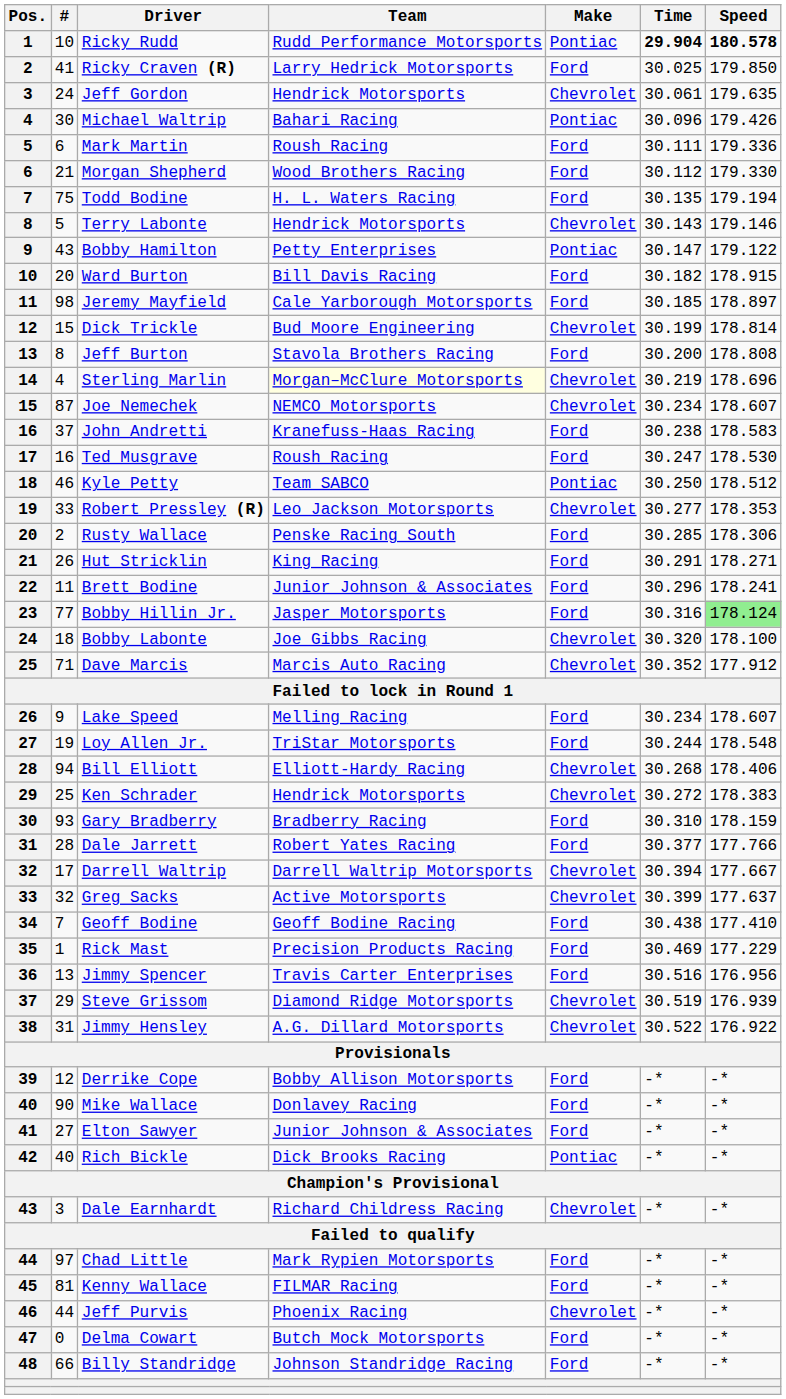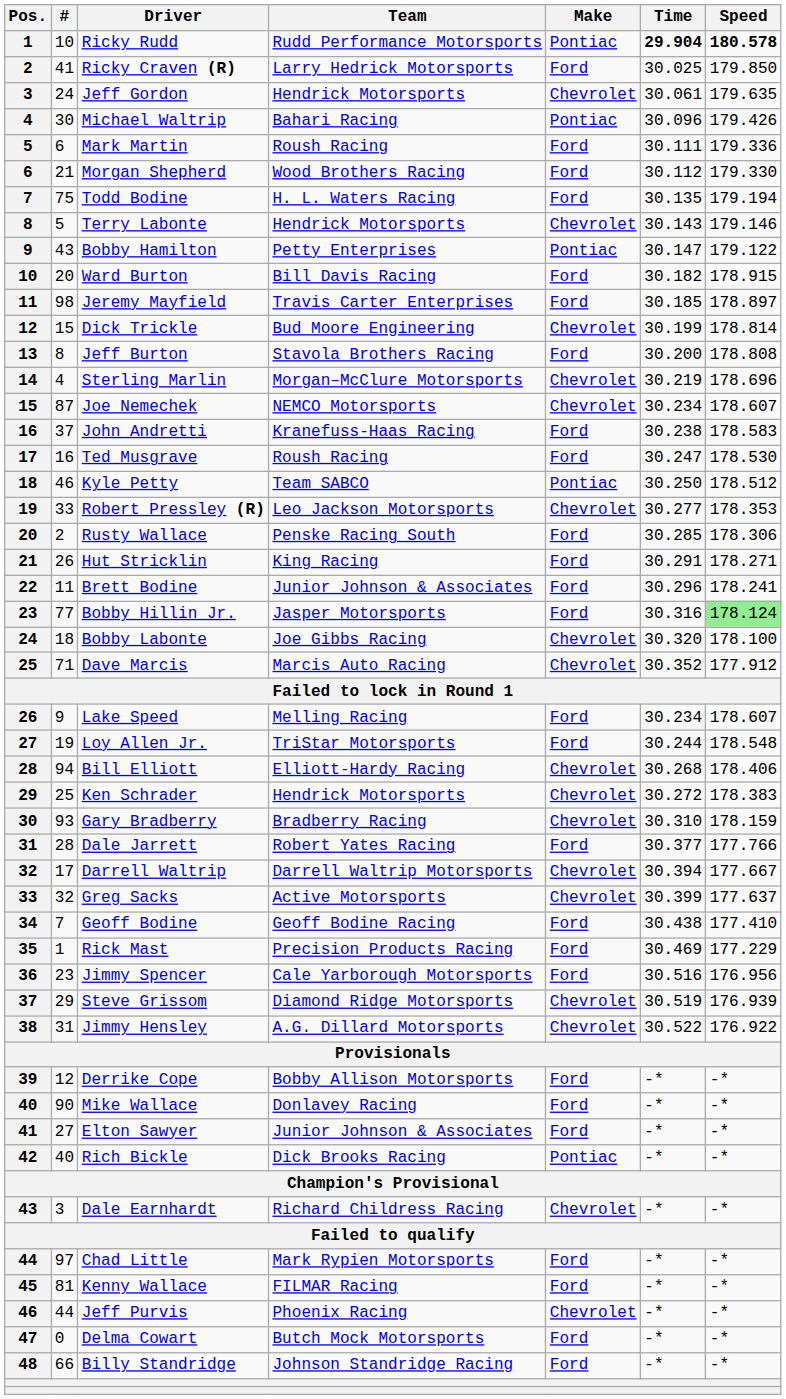(403, 303) Cale Yarborough Motorsports -> (393, 303) Travis Carter Enterprises
(398, 381) lightyellow background -> (398, 381) no background
(569, 821) Ford -> (593, 821) Chevrolet
(64, 977) 13 -> (64, 977) 23
(393, 977) Travis Carter Enterprises -> (403, 977) Cale Yarborough Motorsports
